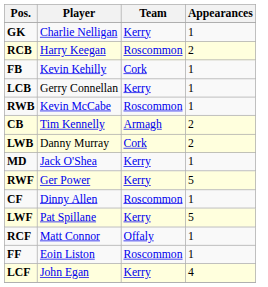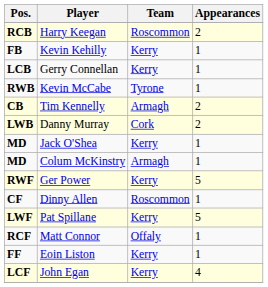- row: (79, 32)
(135, 69) Cork -> (144, 50) Kerry
(153, 106) Roscommon -> (147, 87) Tyrone
+ row: (83, 161)
(153, 254) Roscommon -> (144, 254) Kerry
